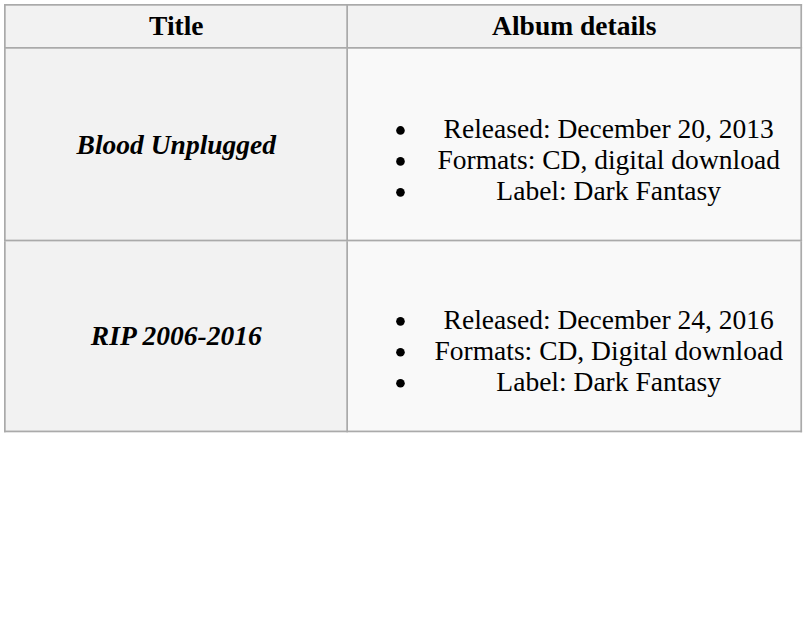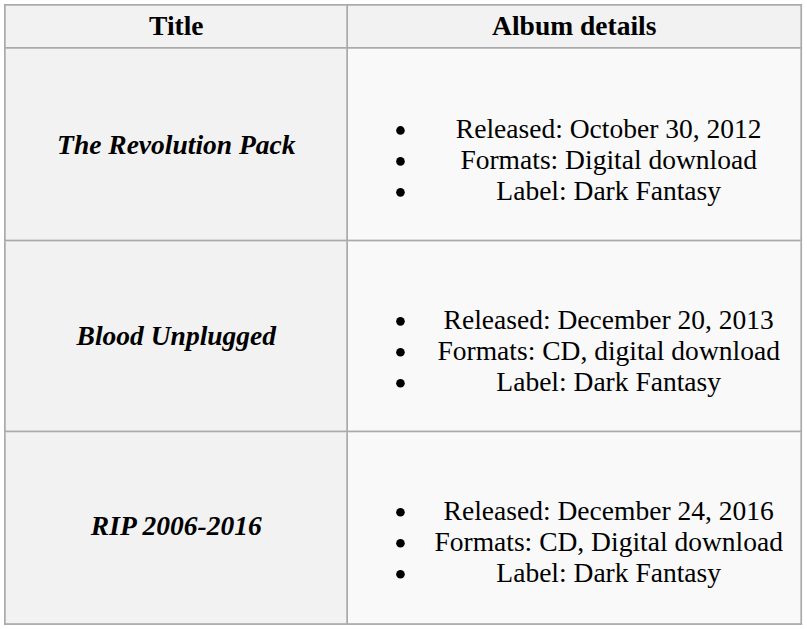+ row: (176, 143)
